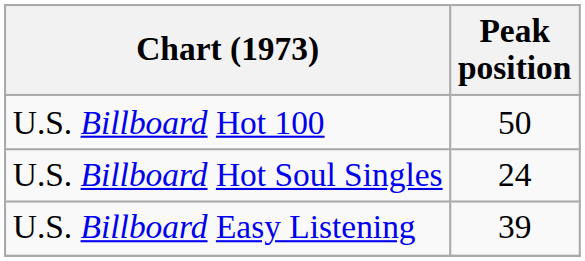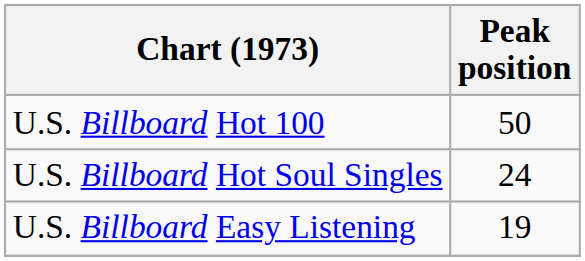(515, 227) 39 -> (515, 227) 19
